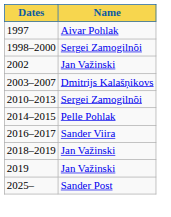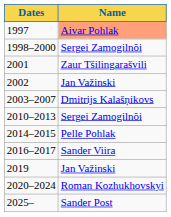(90, 30) no background -> (90, 30) lightsalmon background
+ row: (18, 64)
- row: (31, 151)
+ row: (31, 185)
